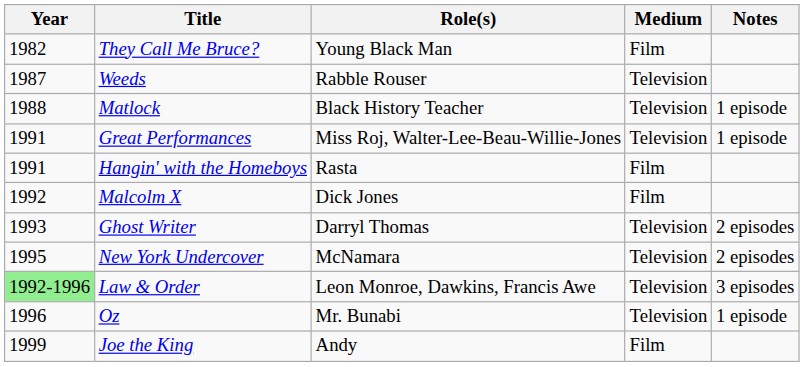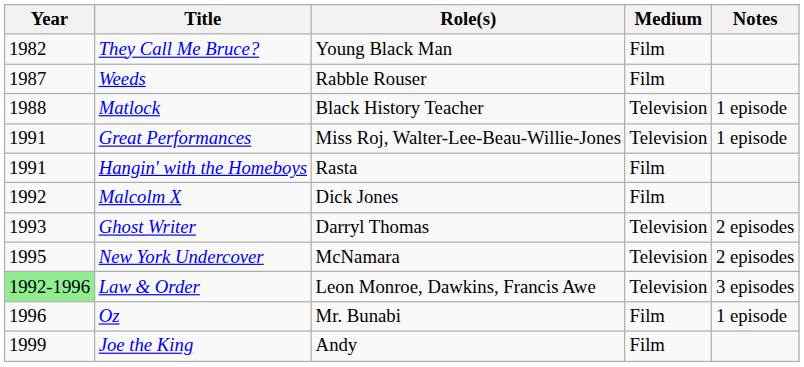(668, 78) Television -> (647, 78) Film
(668, 316) Television -> (647, 316) Film
